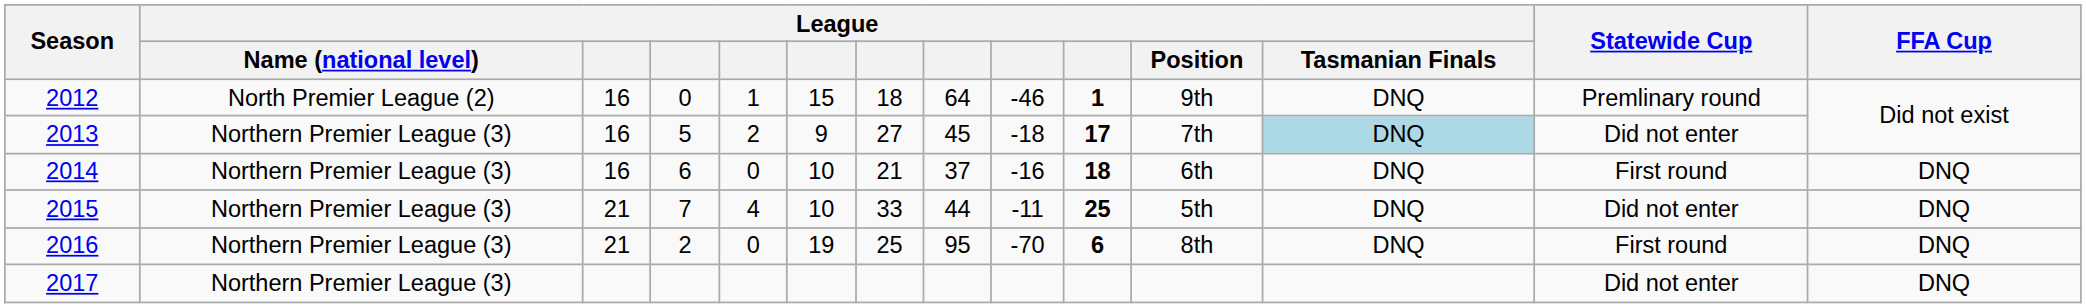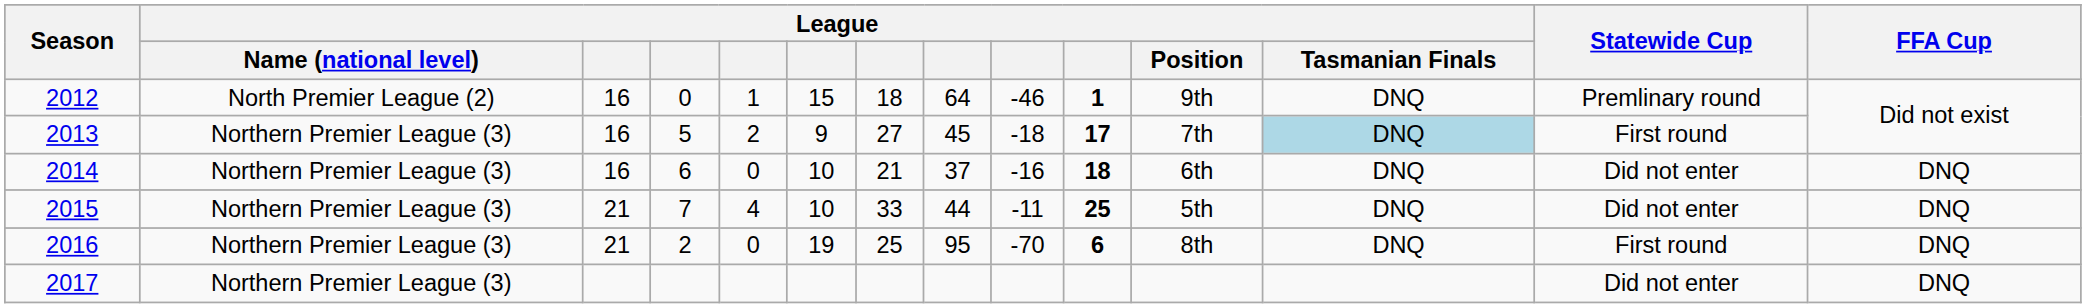(1671, 134) Did not enter -> (1671, 134) First round
(1671, 171) First round -> (1671, 171) Did not enter
